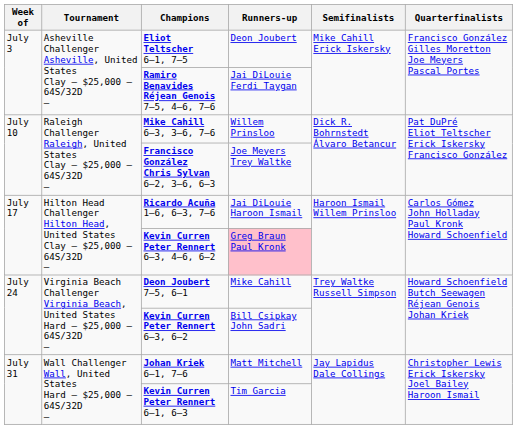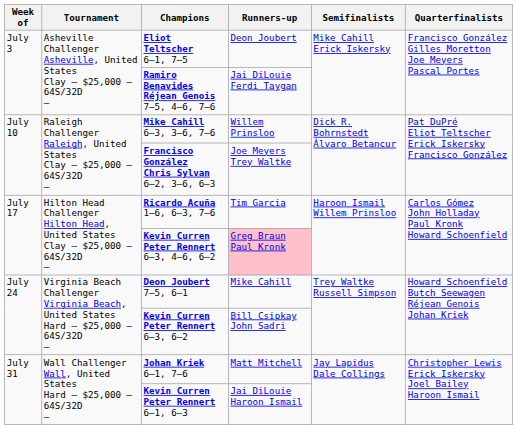(266, 208) Jai DiLouie Haroon Ismail -> (258, 203) Tim Garcia
(258, 391) Tim Garcia -> (266, 397) Jai DiLouie Haroon Ismail
